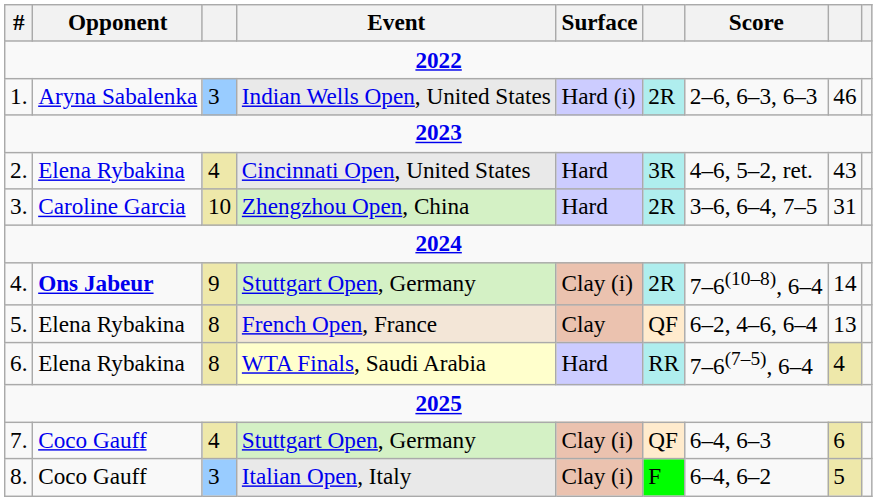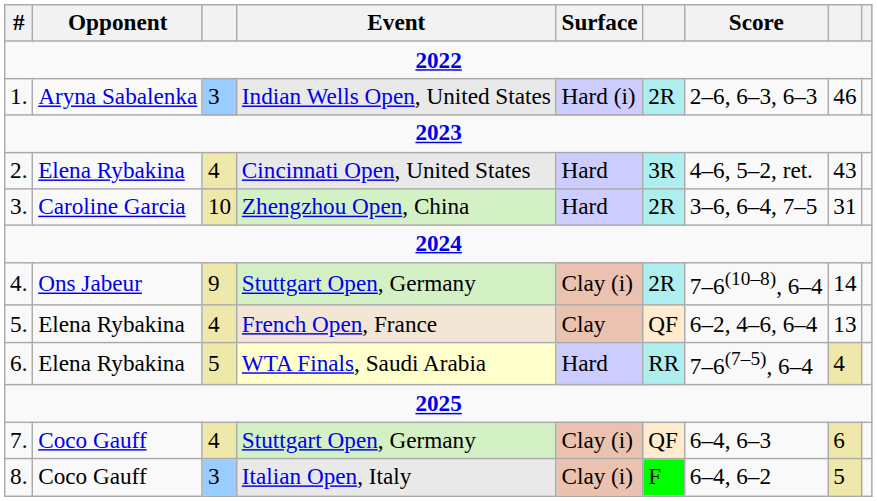(96, 283) bold -> (90, 283) normal
(214, 323) 8 -> (214, 323) 4
(214, 363) 8 -> (214, 363) 5
